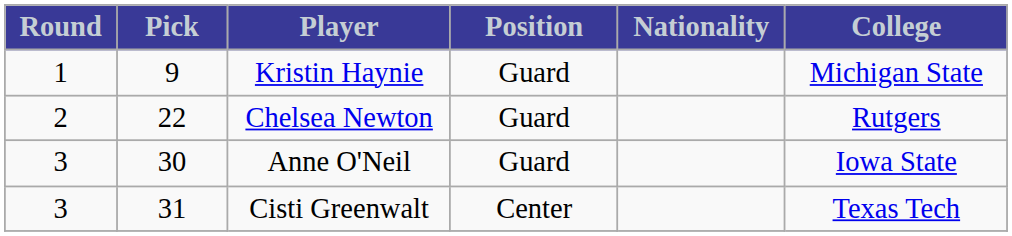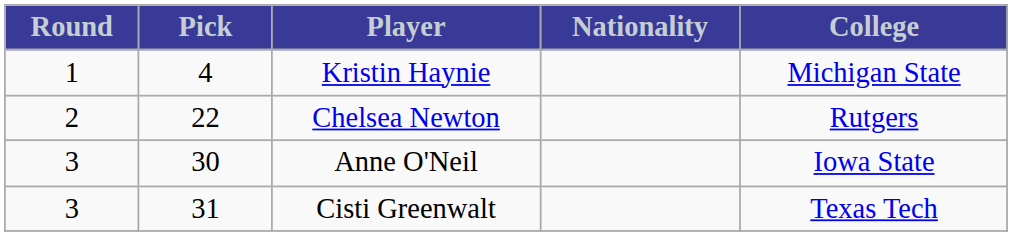- column: (534, 27)
(172, 72) 9 -> (205, 72) 4
